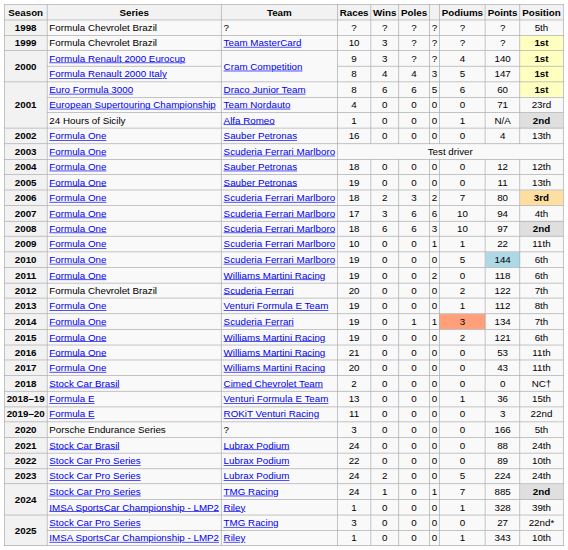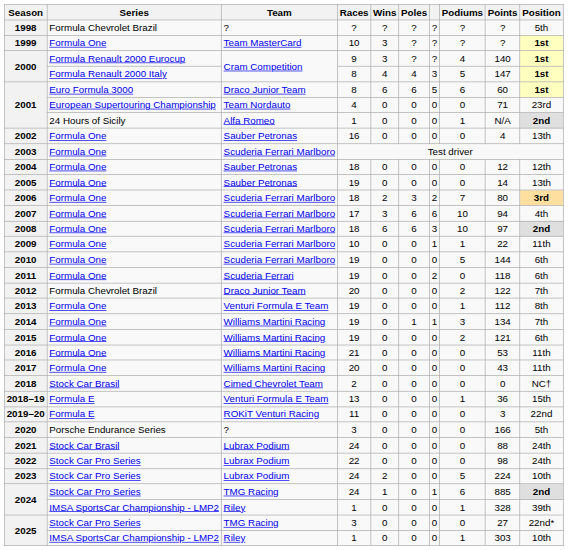(103, 43) Formula Chevrolet Brazil -> (78, 43) Formula One
(503, 183) 11 -> (503, 183) 14
(503, 260) lightblue background -> (503, 260) no background
(274, 275) Williams Martini Racing -> (259, 275) Scuderia Ferrari
(259, 291) Scuderia Ferrari -> (265, 291) Draco Junior Team
(259, 322) Scuderia Ferrari -> (274, 322) Williams Martini Racing
(462, 322) lightsalmon background -> (462, 322) no background
(503, 461) 89 -> (503, 461) 98
(541, 461) 10th -> (541, 461) 24th
(541, 477) 24th -> (541, 477) 10th
(462, 492) 7 -> (462, 492) 6
(503, 538) 343 -> (503, 538) 303
